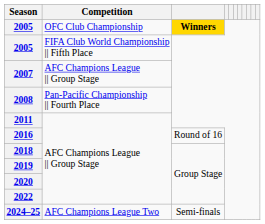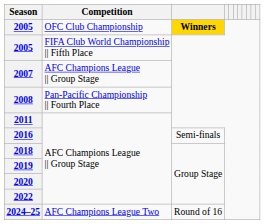(198, 135) Round of 16 -> (198, 135) Semi-finals
(198, 211) Semi-finals -> (198, 211) Round of 16
